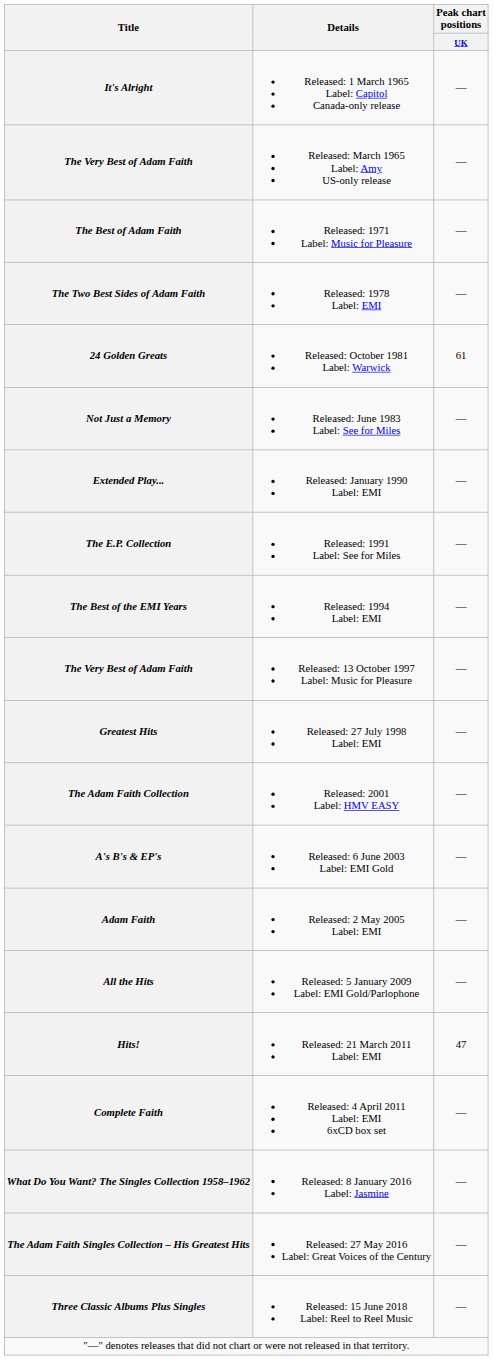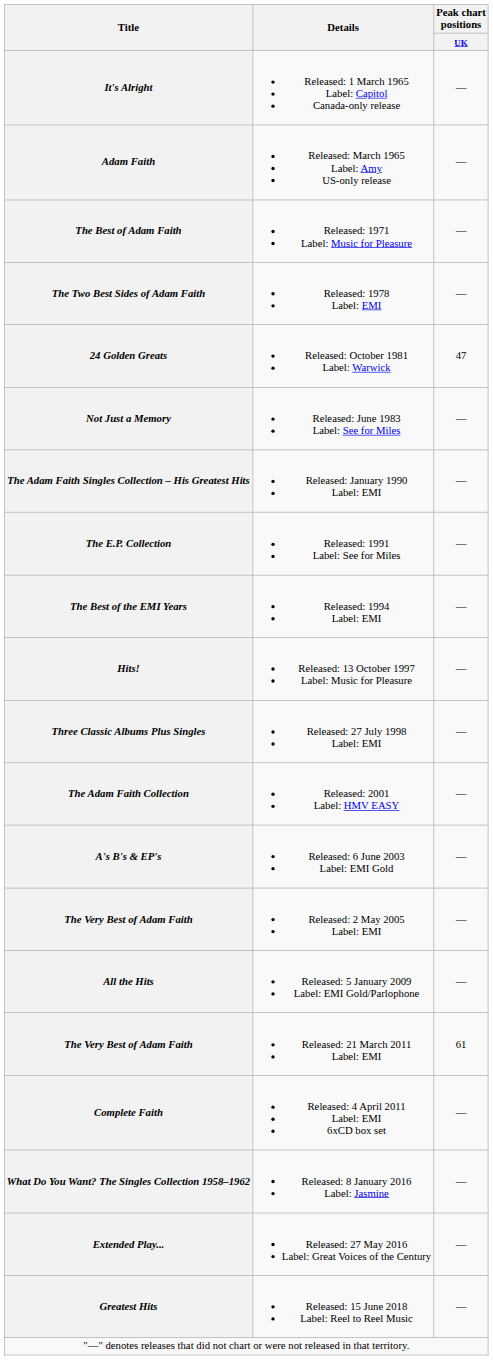(128, 162) The Very Best of Adam Faith -> (128, 162) Adam Faith
(461, 356) 61 -> (461, 356) 47
(128, 481) Extended Play... -> (128, 481) The Adam Faith Singles Collection – His Greatest Hits
(128, 669) The Very Best of Adam Faith -> (128, 669) Hits!
(128, 731) Greatest Hits -> (128, 731) Three Classic Albums Plus Singles
(128, 919) Adam Faith -> (128, 919) The Very Best of Adam Faith
(128, 1044) Hits! -> (128, 1044) The Very Best of Adam Faith
(461, 1044) 47 -> (461, 1044) 61
(128, 1244) The Adam Faith Singles Collection – His Greatest Hits -> (128, 1244) Extended Play...
(128, 1306) Three Classic Albums Plus Singles -> (128, 1306) Greatest Hits
